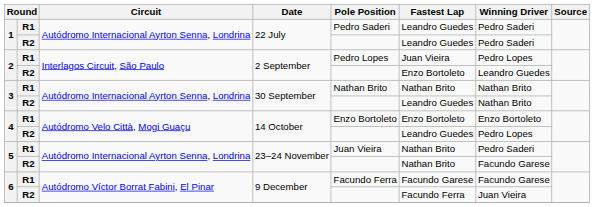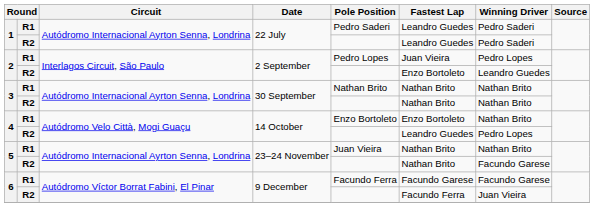(437, 103) Leandro Guedes -> (428, 103) Nathan Brito
(510, 118) Enzo Bortoleto -> (505, 118) Nathan Brito
(506, 149) Pedro Saderi -> (505, 149) Nathan Brito
